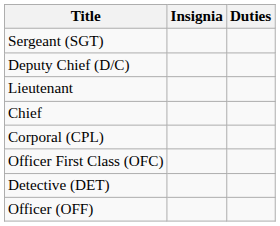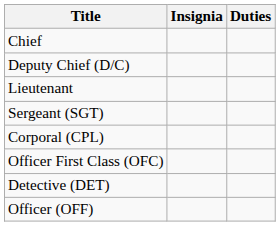rows swapped: (25, 112) <-> (56, 40)
